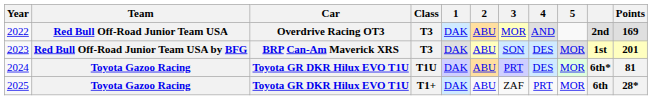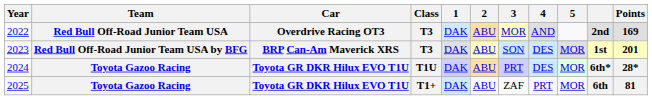(630, 68) 81 -> (630, 68) 28*
(630, 86) 28* -> (630, 86) 81
